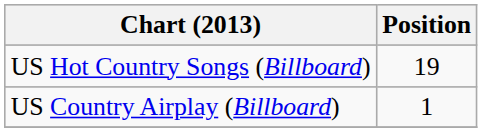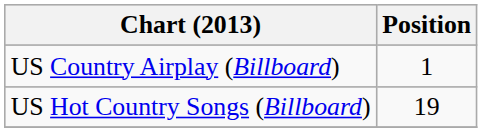rows swapped: (175, 106) <-> (191, 65)
